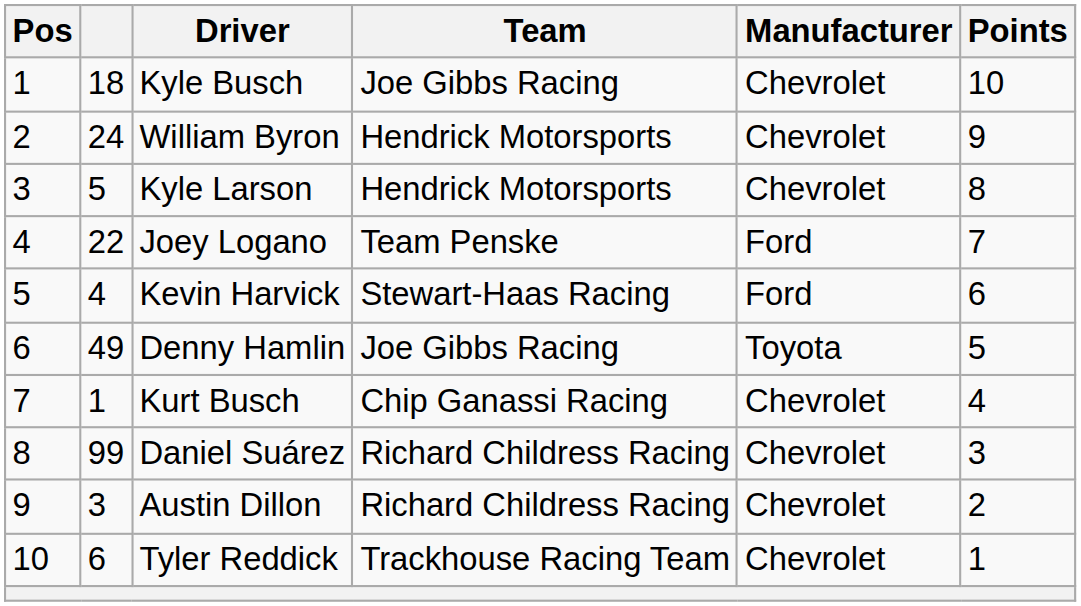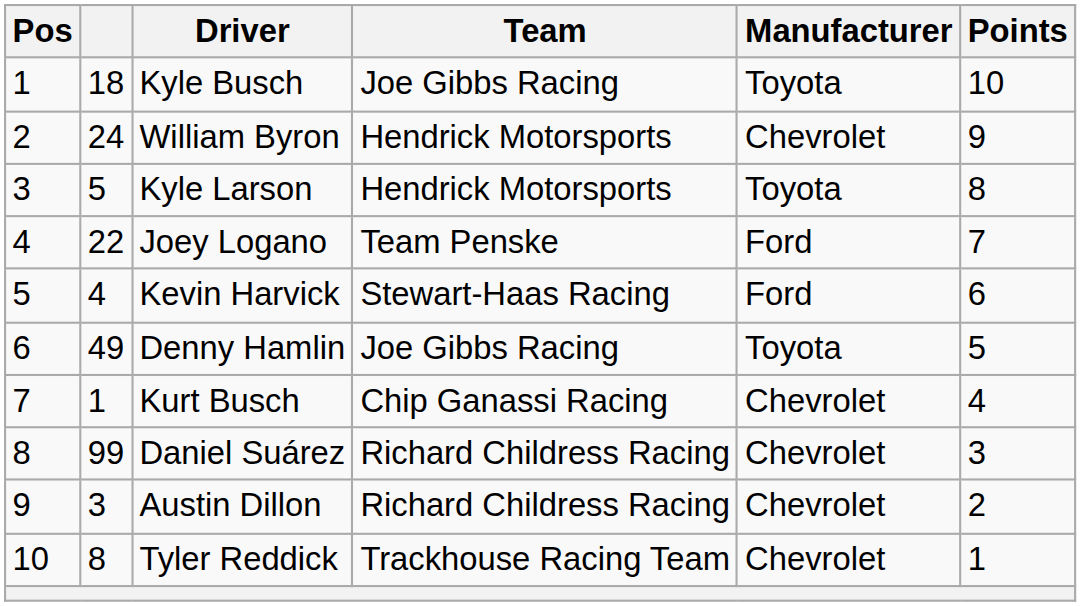(815, 83) Chevrolet -> (793, 83) Toyota
(815, 188) Chevrolet -> (793, 188) Toyota
(97, 558) 6 -> (97, 558) 8
